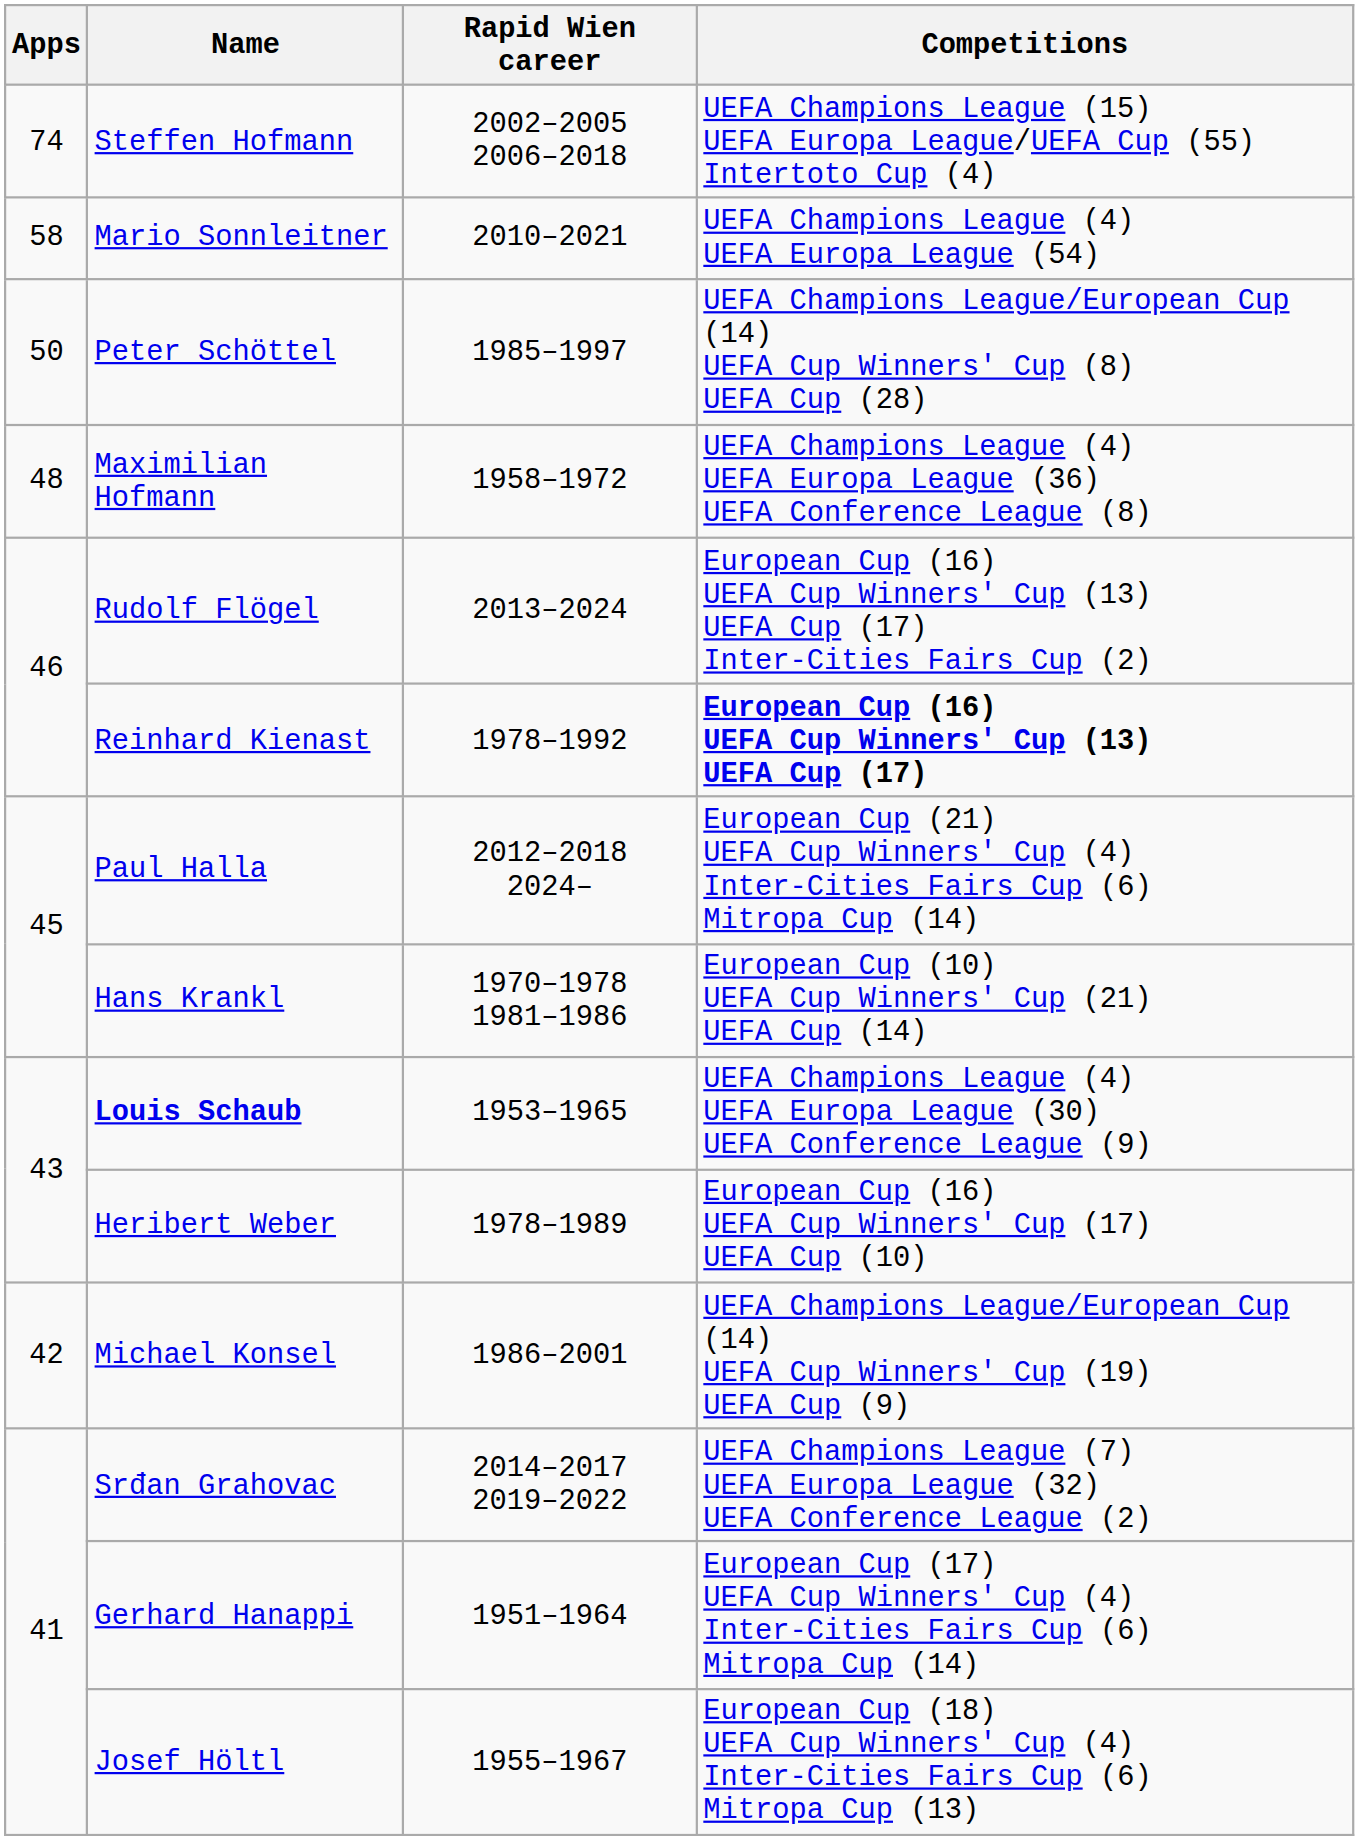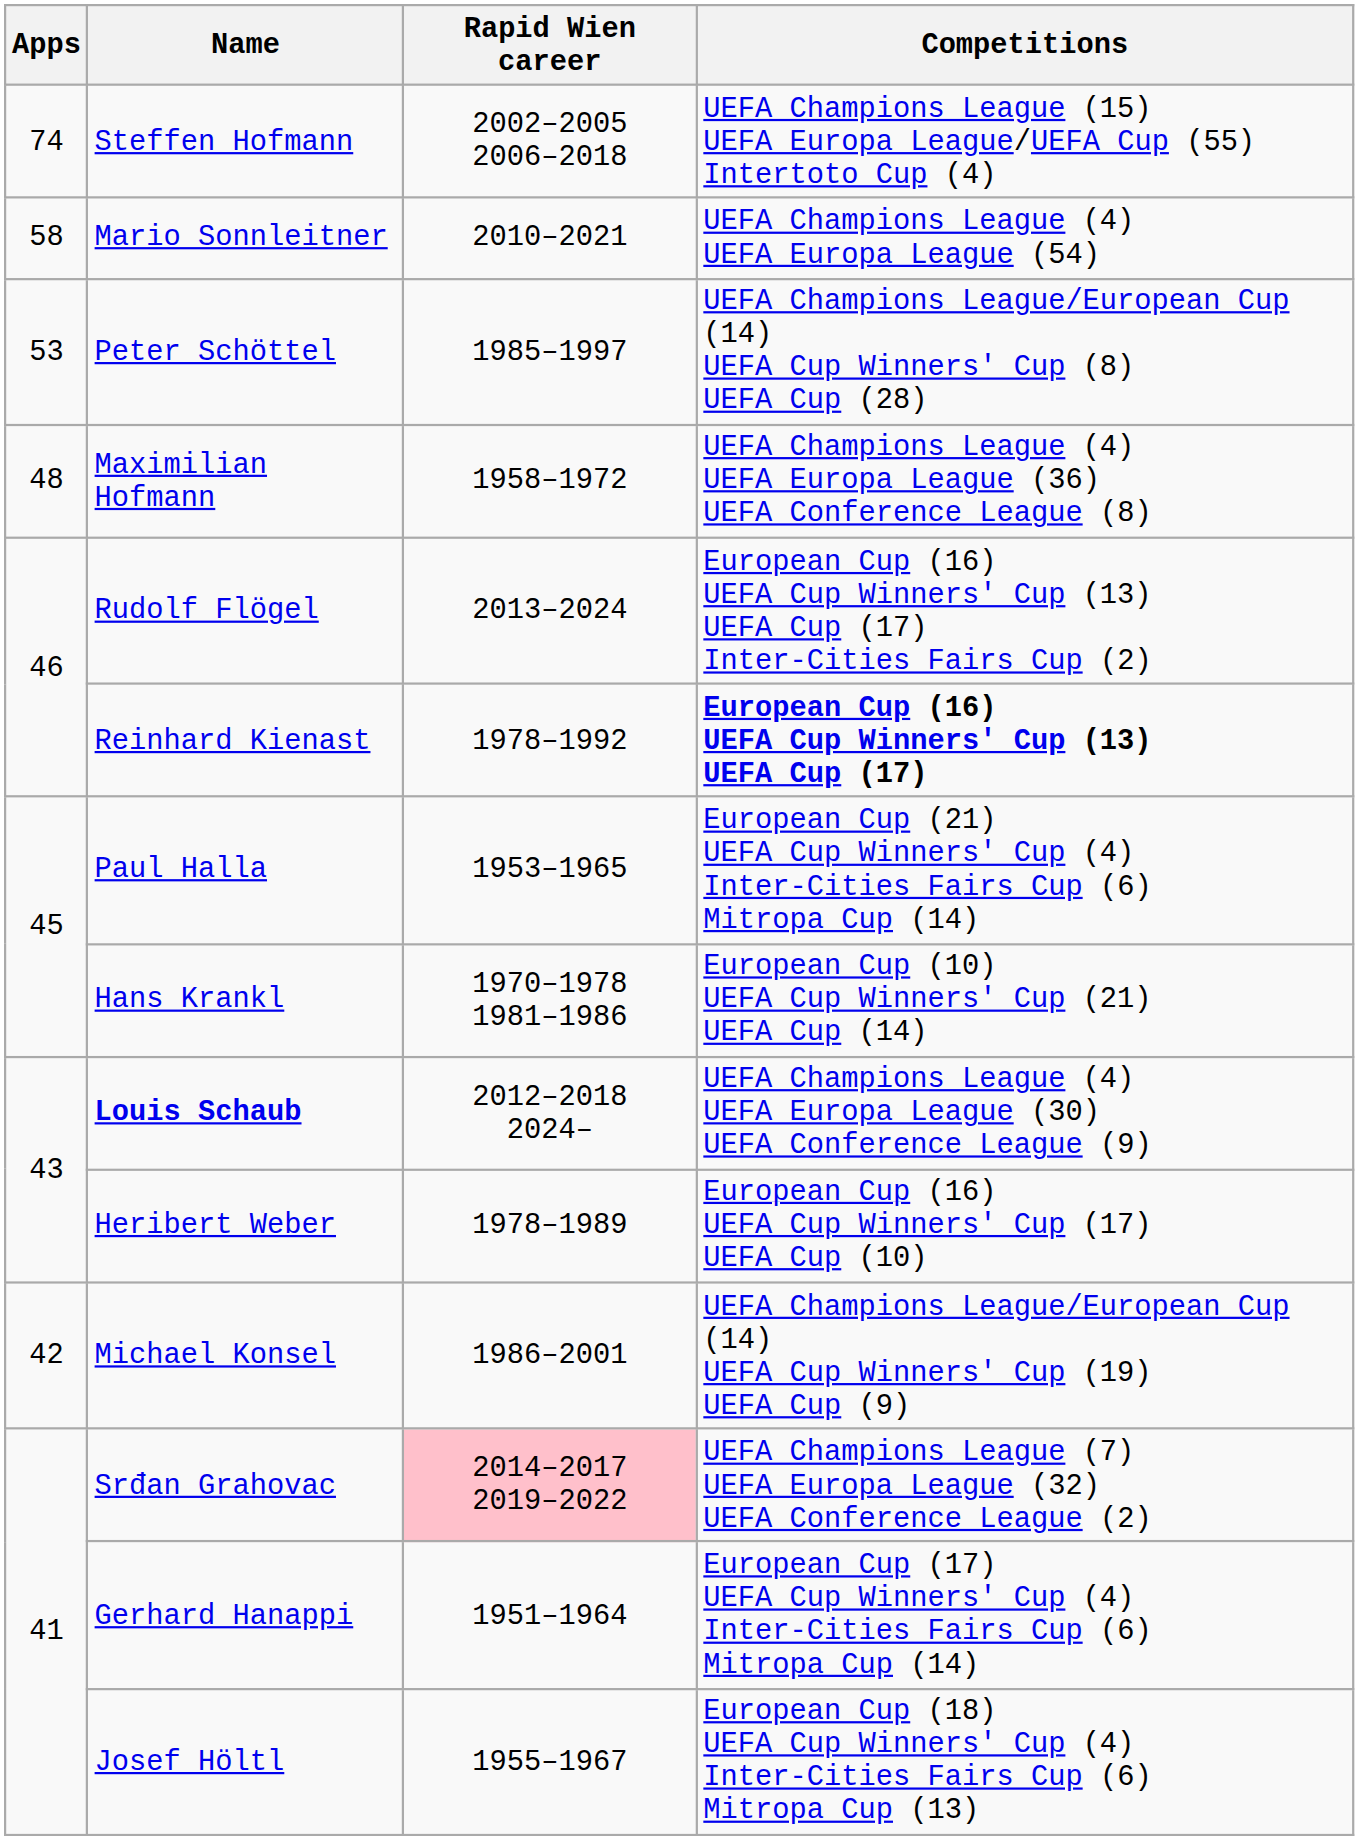(46, 351) 50 -> (46, 351) 53
(550, 870) 2012–2018 2024– -> (550, 870) 1953–1965
(550, 1113) 1953–1965 -> (550, 1113) 2012–2018 2024–
(550, 1485) no background -> (550, 1485) pink background
